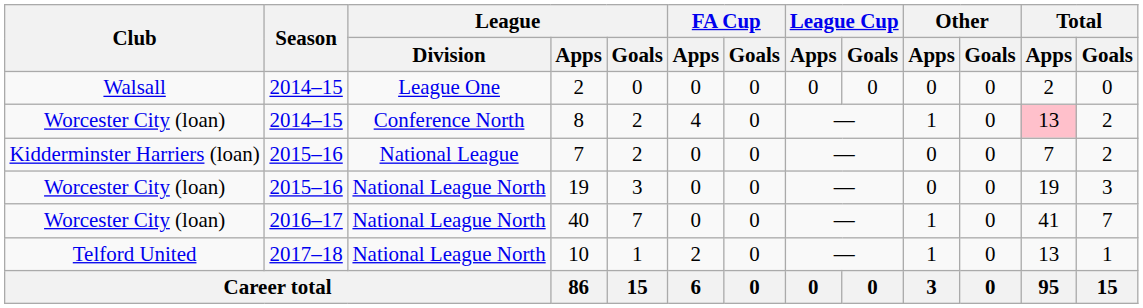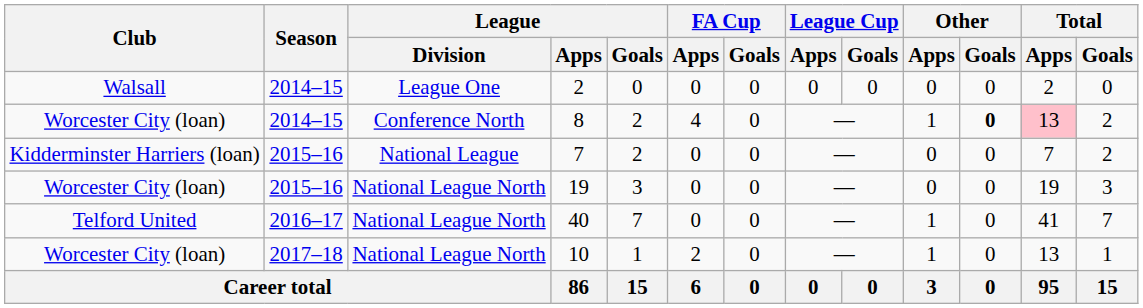(990, 120) normal -> (990, 120) bold
(135, 220) Worcester City (loan) -> (135, 220) Telford United
(135, 253) Telford United -> (135, 253) Worcester City (loan)
